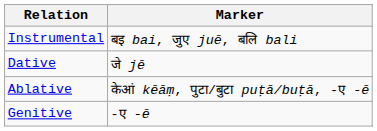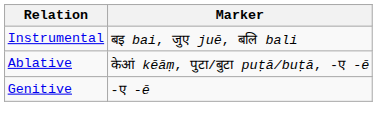- row: (32, 64)
